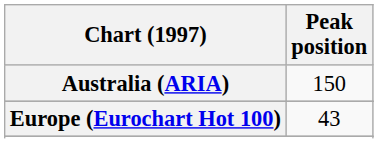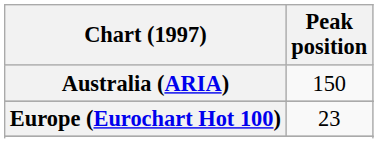(329, 118) 43 -> (329, 118) 23
